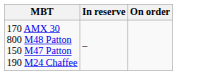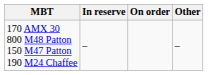+ column: (188, 12)
